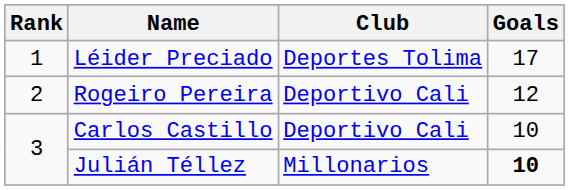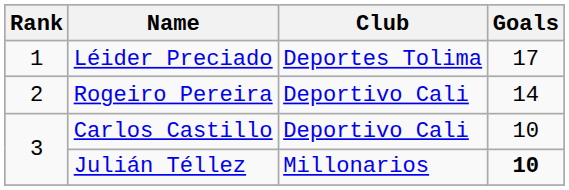(526, 95) 12 -> (526, 95) 14
